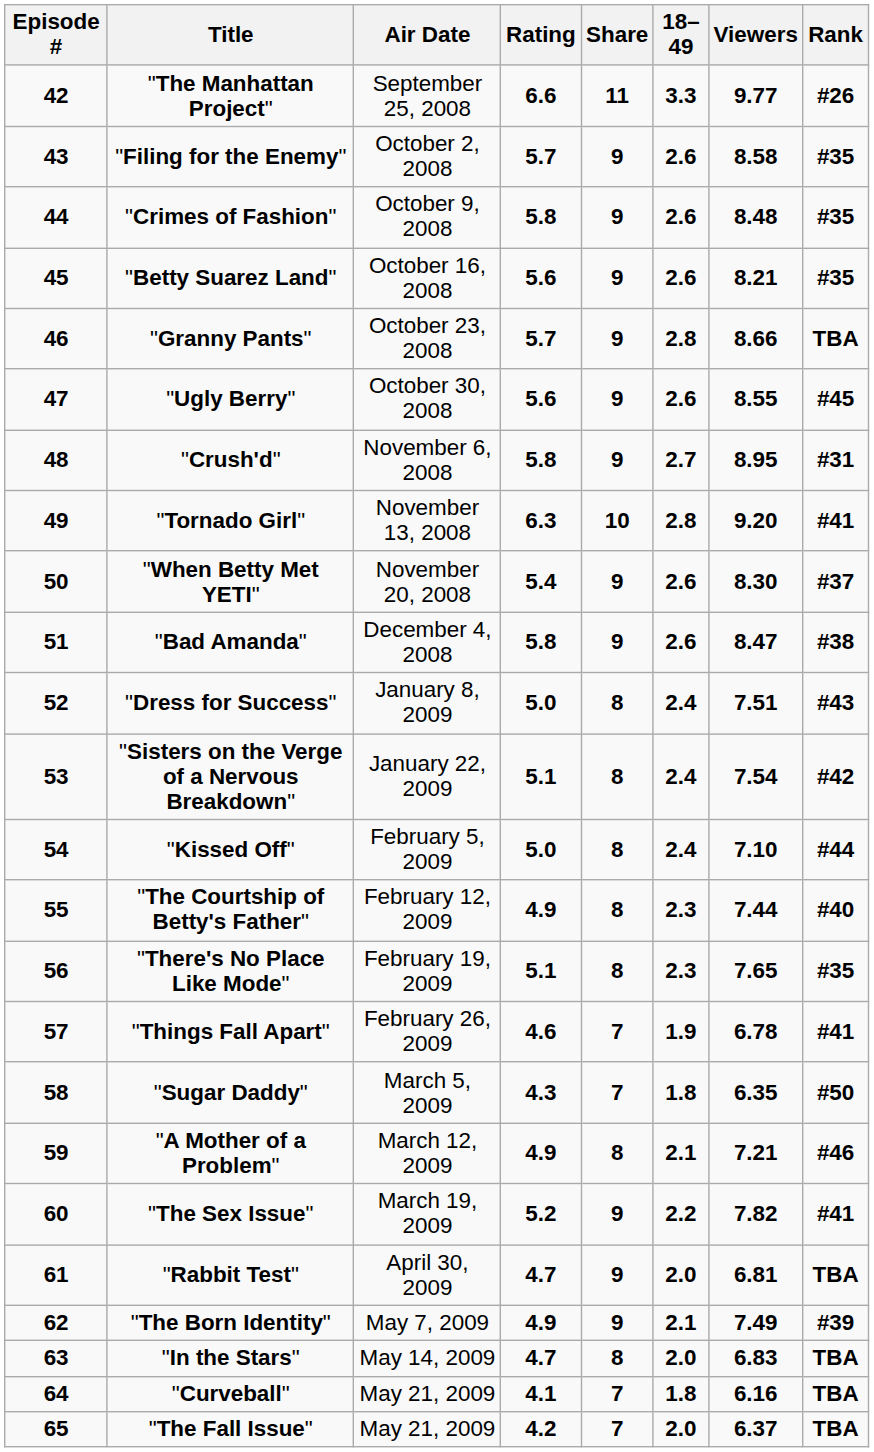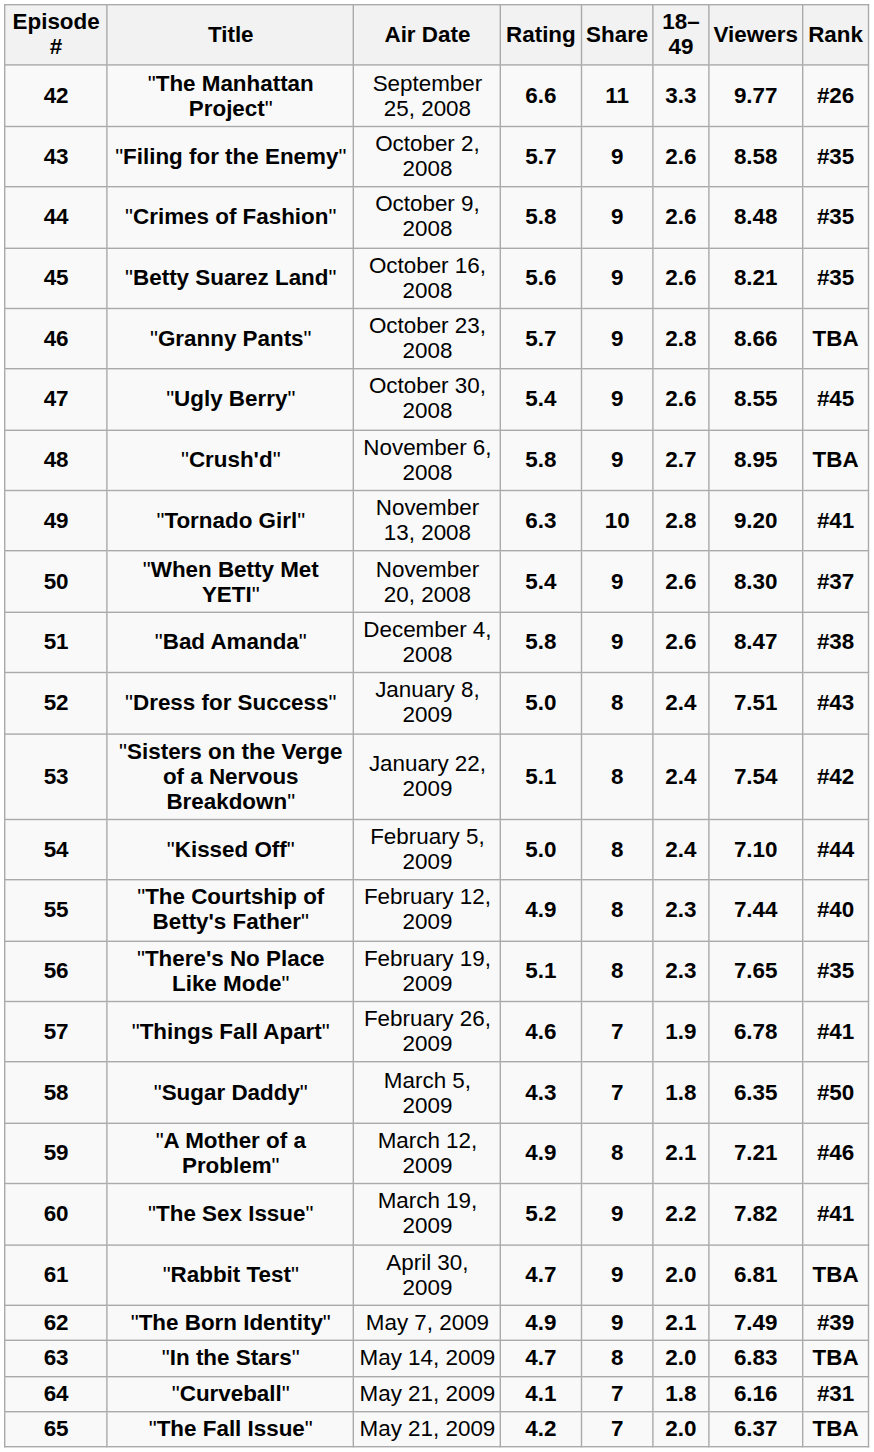(541, 399) 5.6 -> (541, 399) 5.4
(836, 459) #31 -> (836, 459) TBA
(836, 1393) TBA -> (836, 1393) #31
